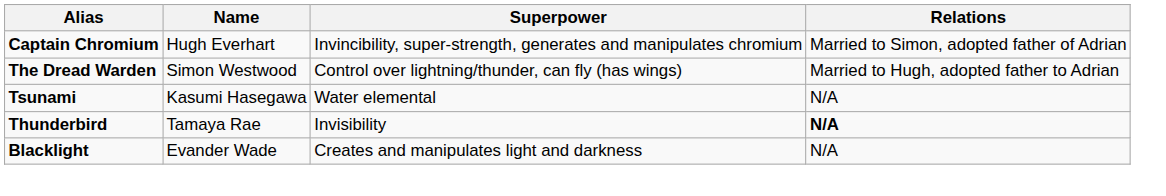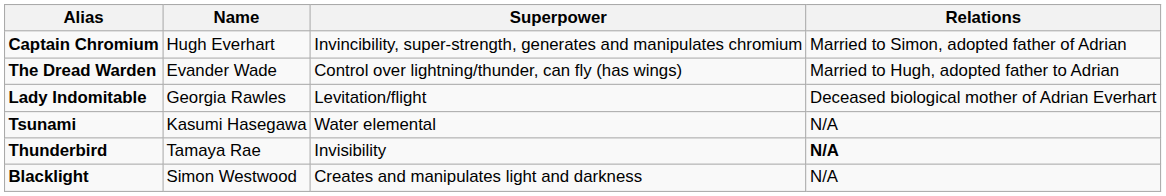(232, 71) Simon Westwood -> (222, 71) Evander Wade
+ row: (77, 97)
(222, 151) Evander Wade -> (232, 177) Simon Westwood
